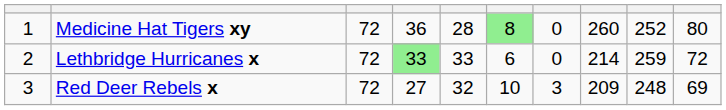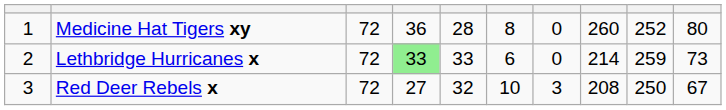(510, 28) lightgreen background -> (510, 28) no background
(697, 58) 72 -> (697, 58) 73
(604, 88) 209 -> (604, 88) 208
(650, 88) 248 -> (650, 88) 250
(697, 88) 69 -> (697, 88) 67
